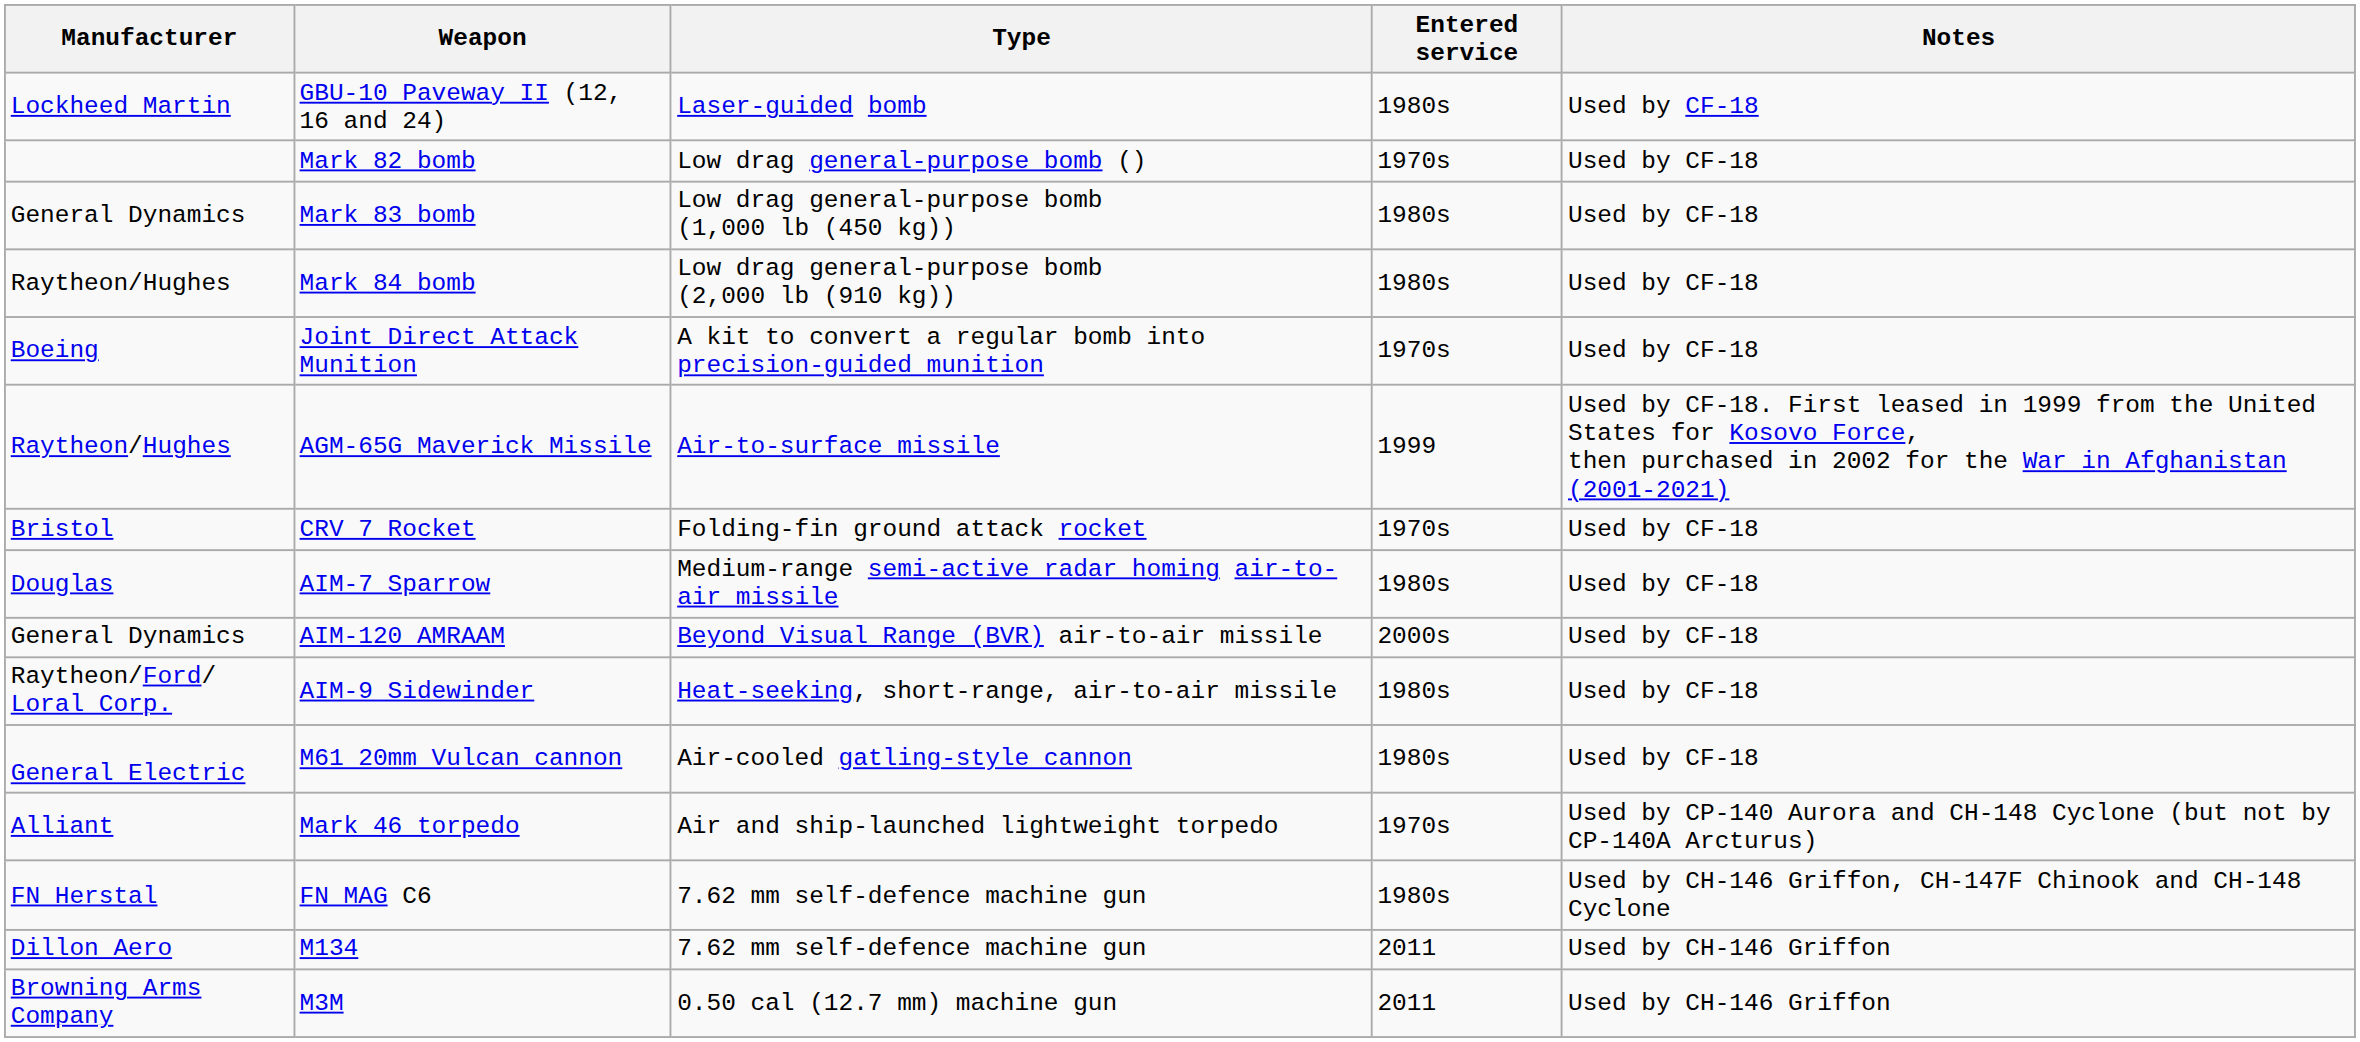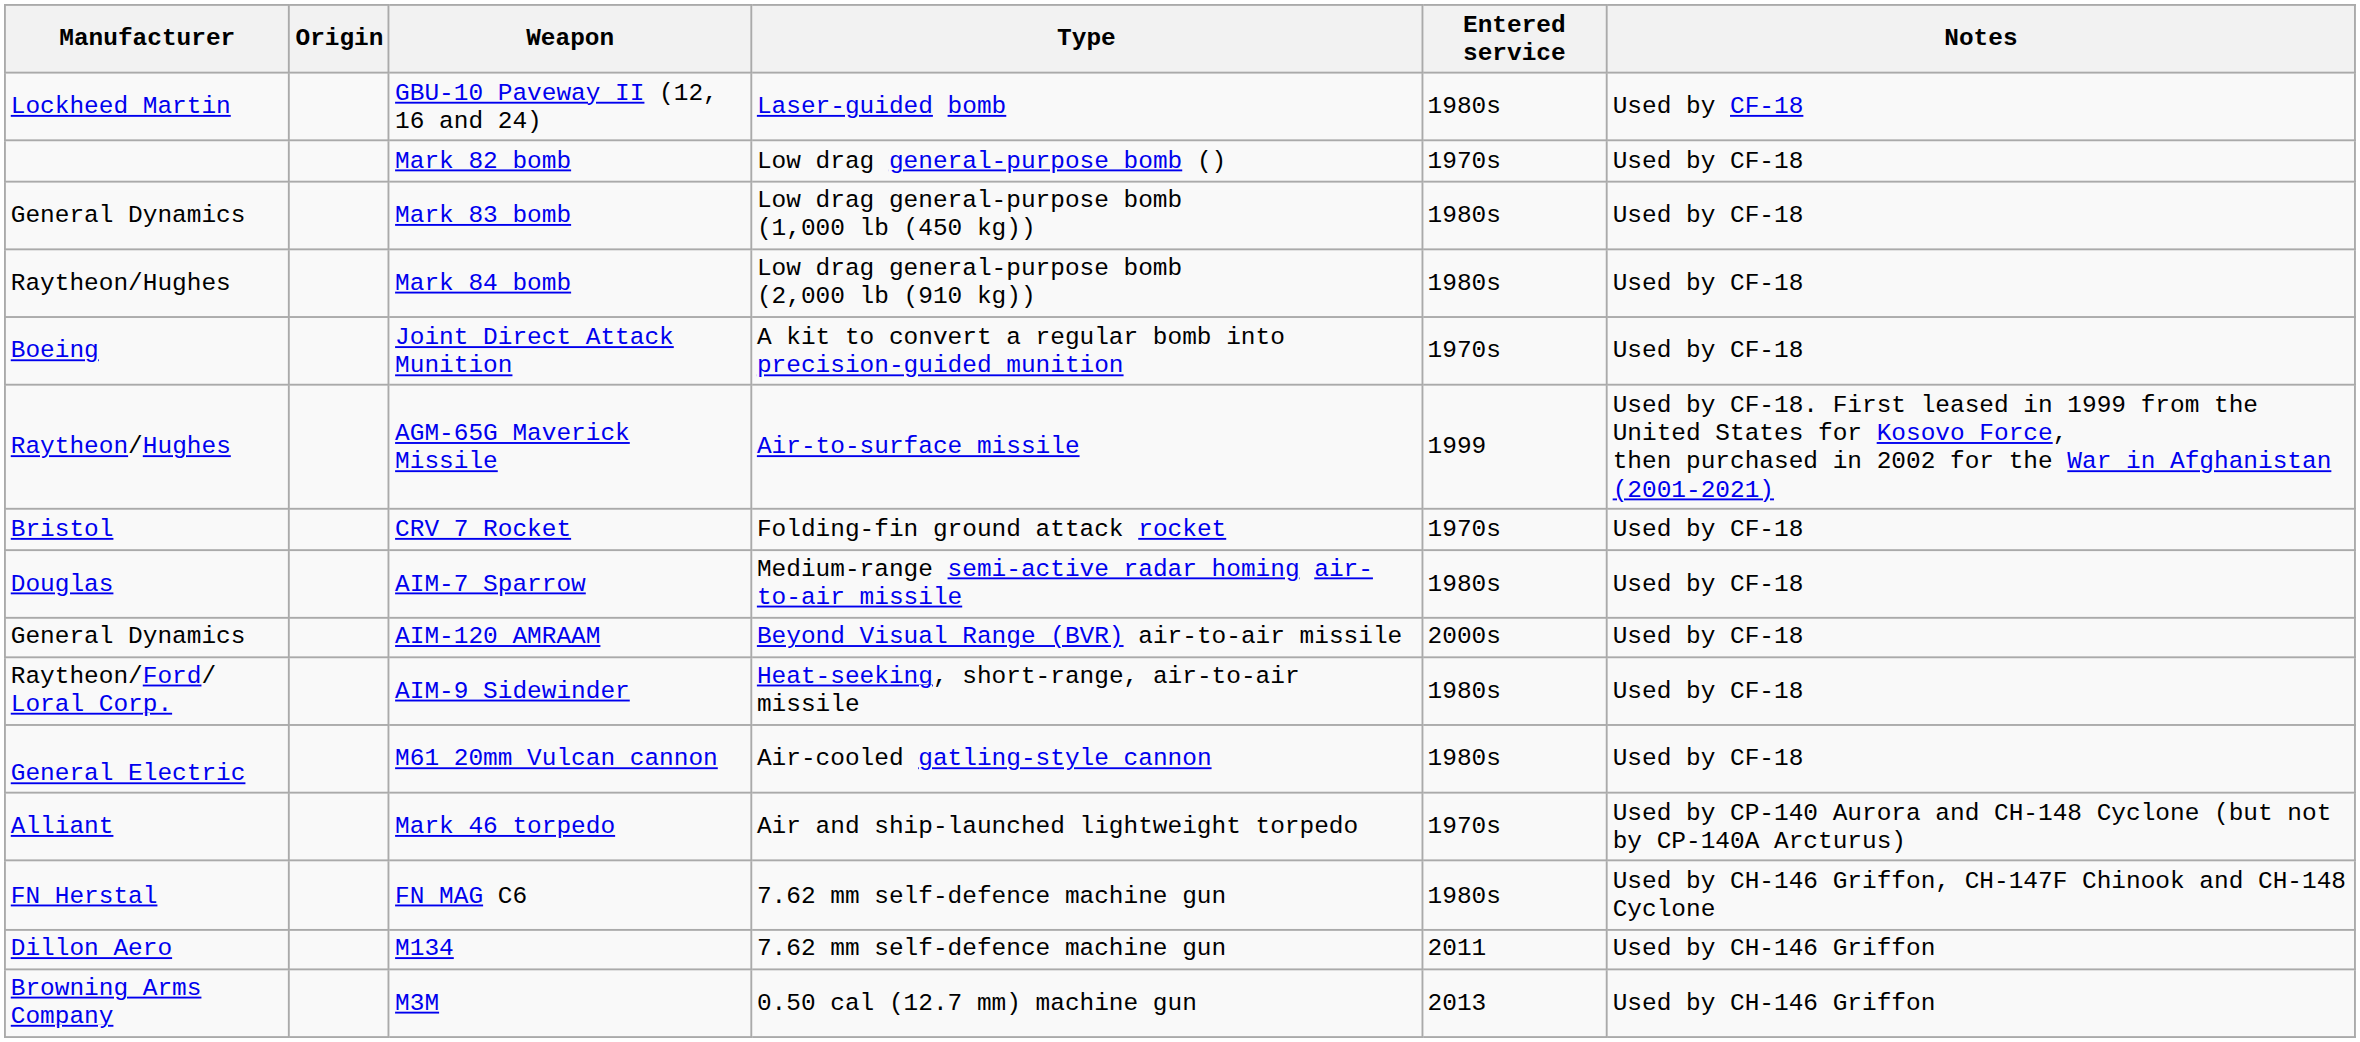+ column: (339, 39)
(1407, 1003) 2011 -> (1457, 1003) 2013
